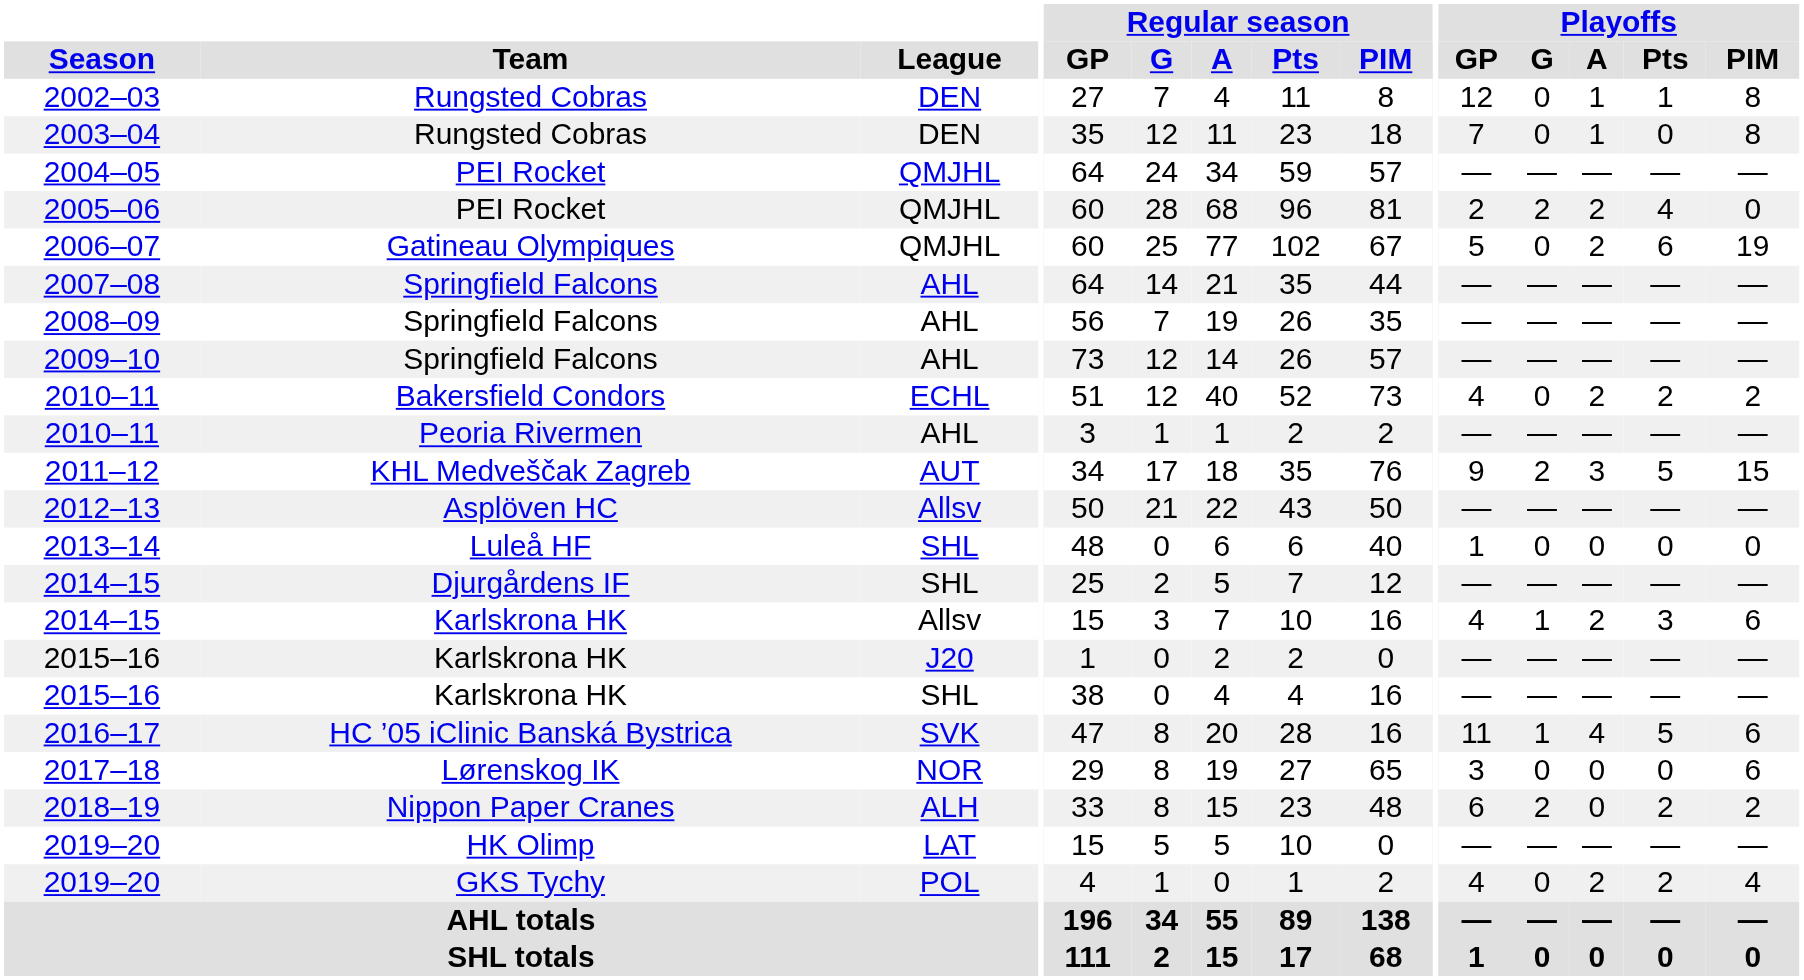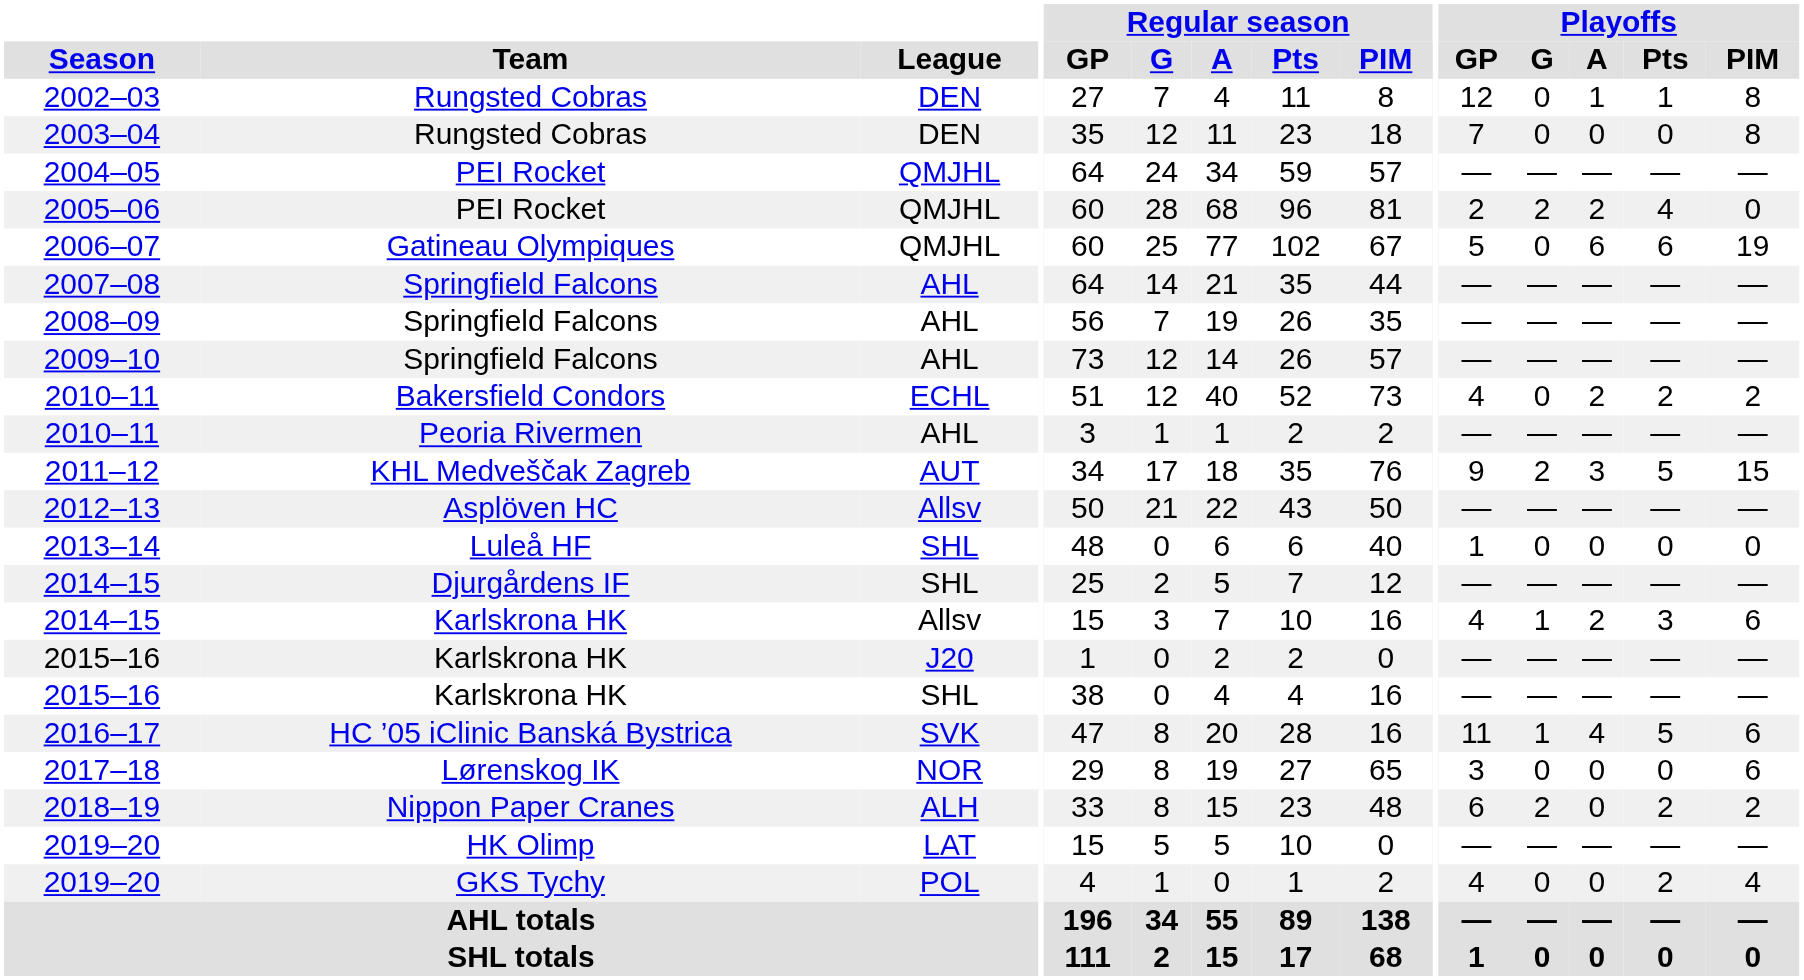(1597, 134) 1 -> (1597, 134) 0
(1597, 246) 2 -> (1597, 246) 6
(1597, 882) 2 -> (1597, 882) 0
